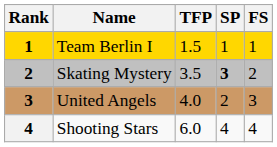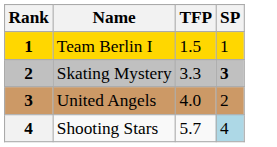- column: (258, 18)
(190, 73) 3.5 -> (190, 73) 3.3
(190, 127) 6.0 -> (190, 127) 5.7
(224, 127) no background -> (224, 127) lightblue background
